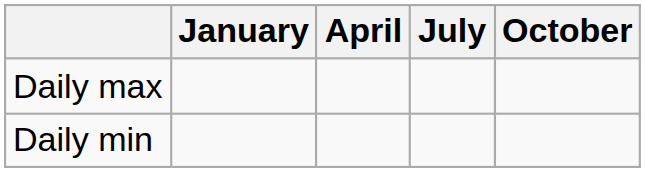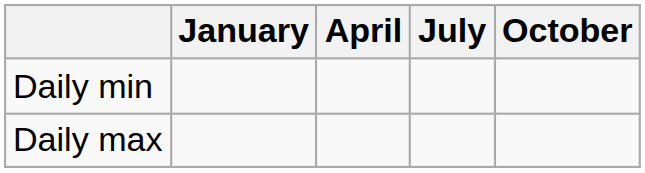rows swapped: (88, 85) <-> (83, 139)
